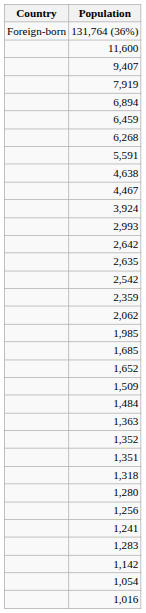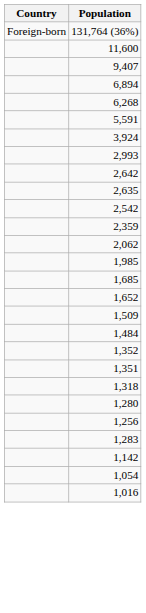- row: (126, 84)
- row: (126, 119)
- row: (126, 173)
- row: (126, 191)
- row: (126, 421)
- row: (126, 528)
